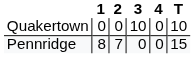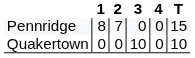rows swapped: (48, 26) <-> (42, 44)
